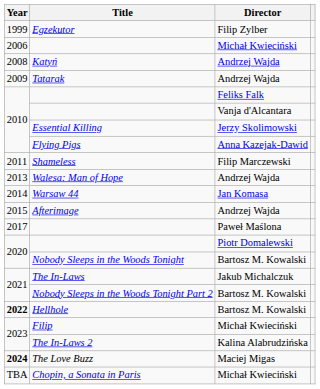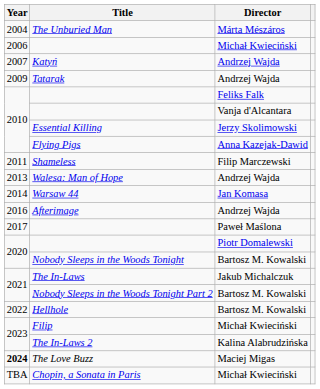- row: (53, 29)
+ row: (72, 29)
(17, 62) 2008 -> (17, 62) 2007
(17, 210) 2015 -> (17, 210) 2016
(17, 309) bold -> (17, 309) normal
